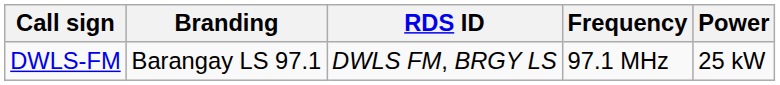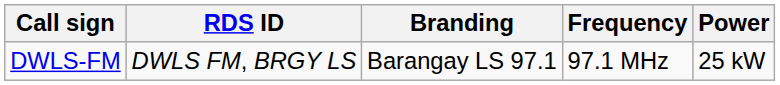columns swapped: (226, 23) <-> (444, 23)
